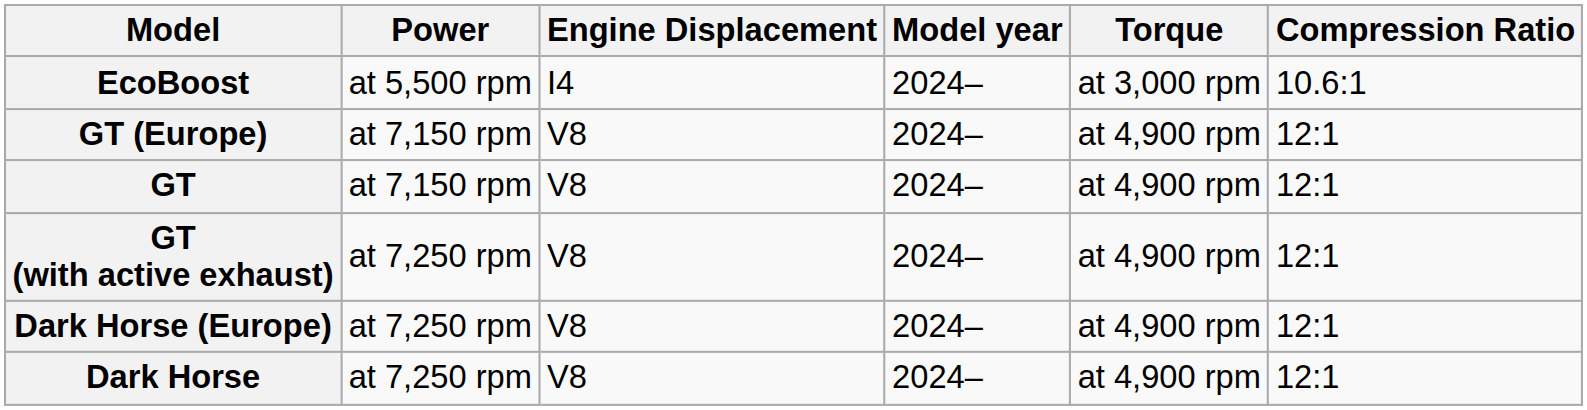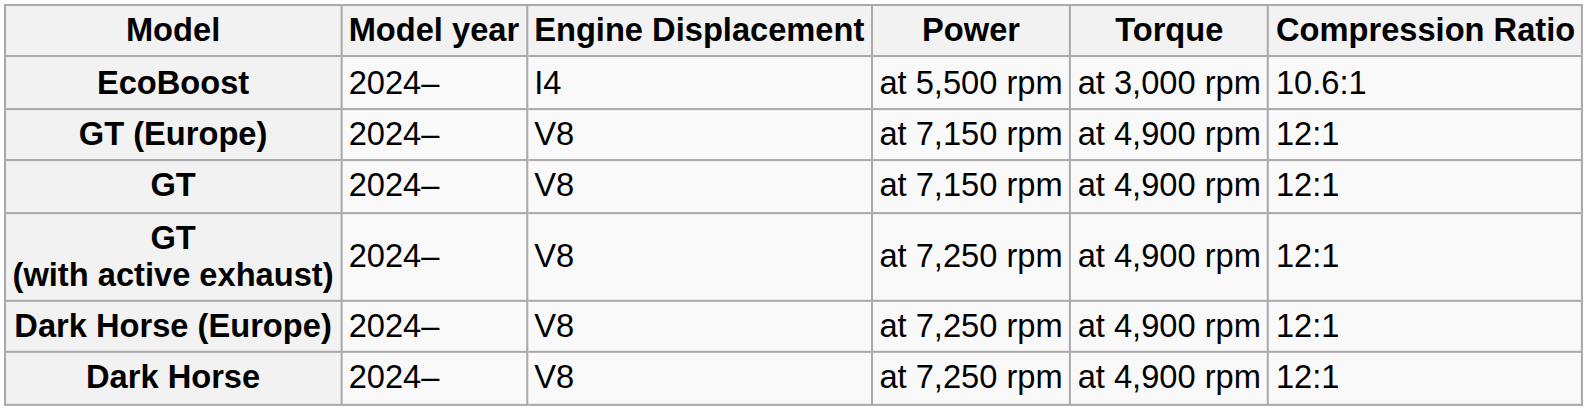columns swapped: (977, 30) <-> (440, 30)
